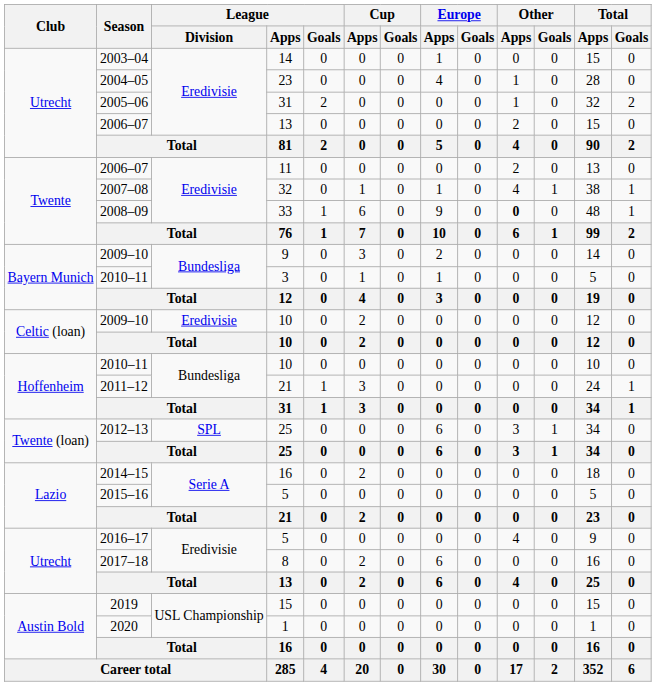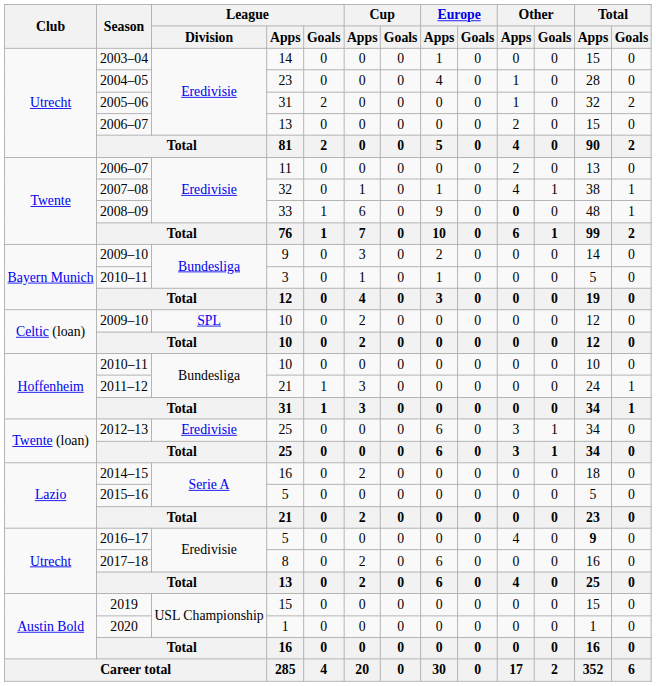(209, 320) Eredivisie -> (209, 320) SPL
(209, 430) SPL -> (209, 430) Eredivisie
(593, 539) normal -> (593, 539) bold
